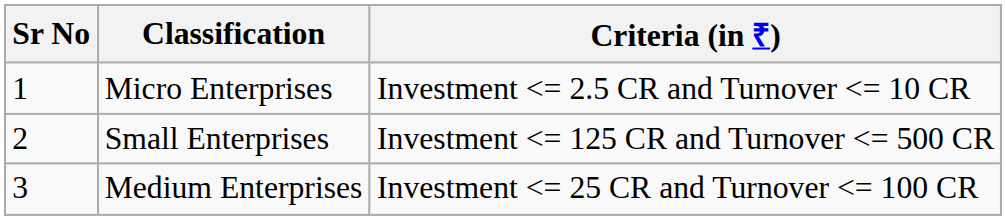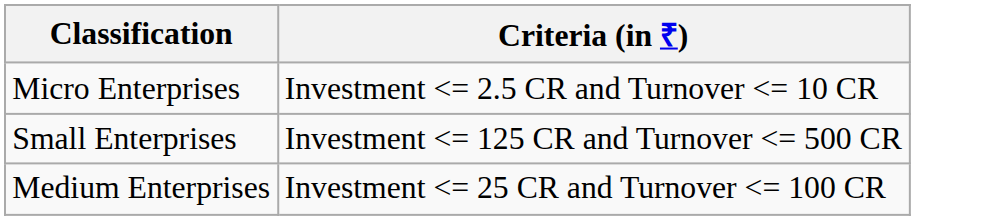- column: (51, 33)
